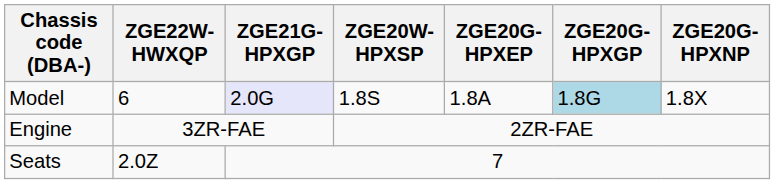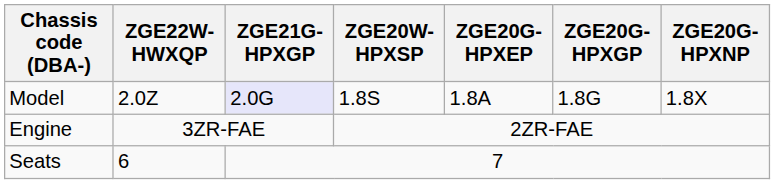(124, 97) 6 -> (138, 97) 2.0Z
(579, 97) lightblue background -> (579, 97) no background
(138, 161) 2.0Z -> (124, 161) 6
